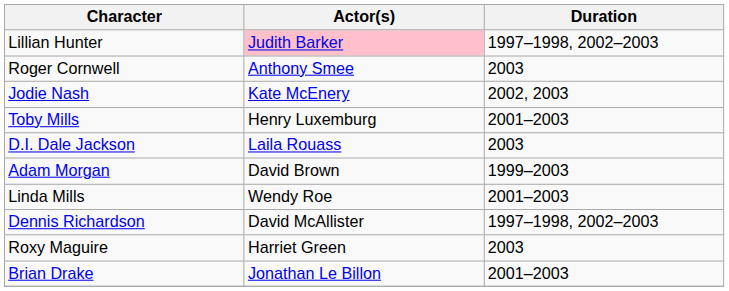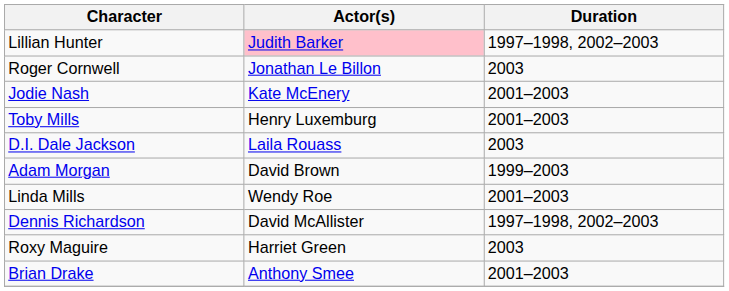(301, 68) Anthony Smee -> (314, 68) Jonathan Le Billon
(528, 94) 2002, 2003 -> (528, 94) 2001–2003
(314, 273) Jonathan Le Billon -> (301, 273) Anthony Smee
